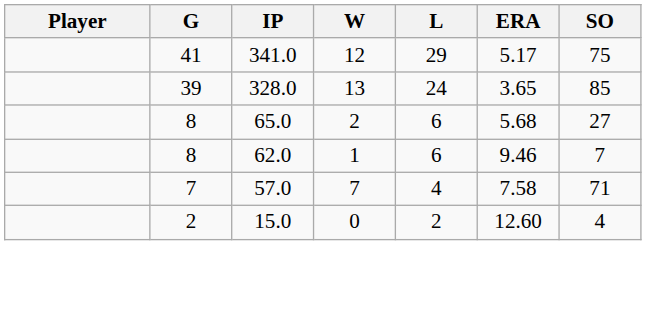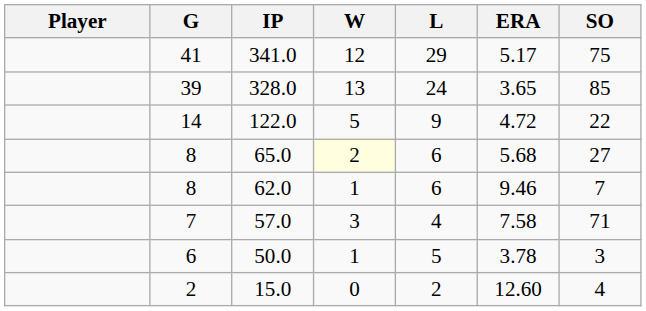+ row: (273, 121)
(355, 121) no background -> (355, 155) lightyellow background
(355, 188) 7 -> (355, 222) 3
+ row: (273, 255)
